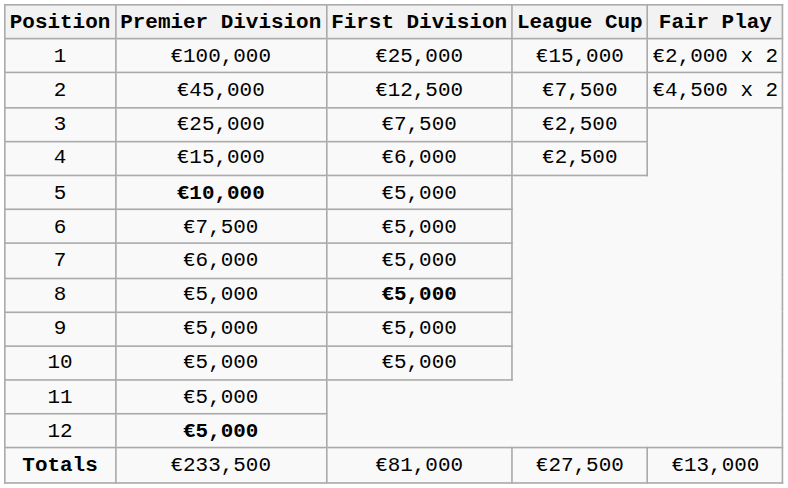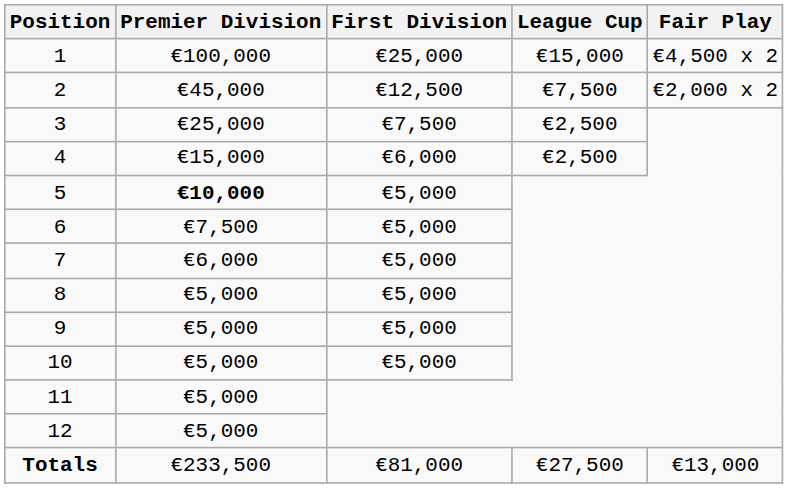(715, 56) €2,000 x 2 -> (715, 56) €4,500 x 2
(715, 90) €4,500 x 2 -> (715, 90) €2,000 x 2
(419, 295) bold -> (419, 295) normal
(221, 431) bold -> (221, 431) normal
